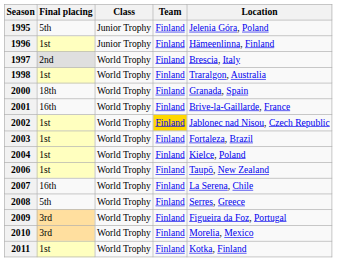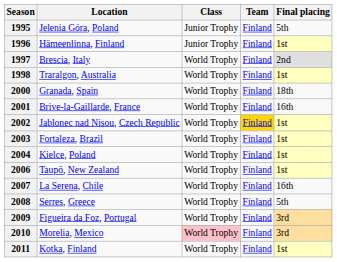columns swapped: (259, 12) <-> (66, 12)
(124, 233) no background -> (211, 233) pink background
